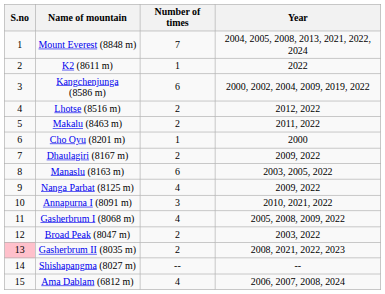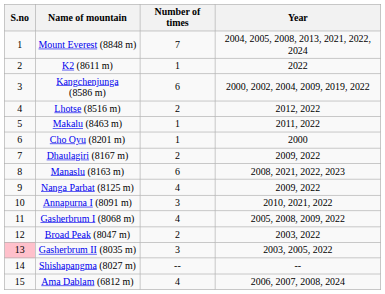(177, 124) 2 -> (177, 124) 1
(298, 171) 2003, 2005, 2022 -> (298, 171) 2008, 2021, 2022, 2023
(177, 250) 2 -> (177, 250) 3
(298, 250) 2008, 2021, 2022, 2023 -> (298, 250) 2003, 2005, 2022
